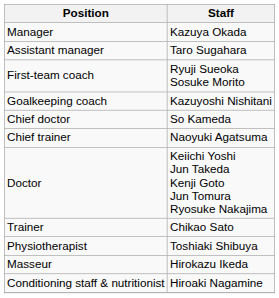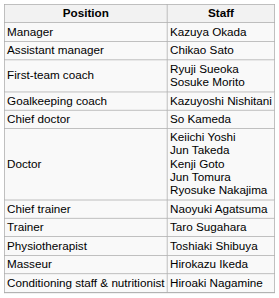(208, 50) Taro Sugahara -> (202, 50) Chikao Sato
rows swapped: (39, 138) <-> (24, 182)
(202, 227) Chikao Sato -> (208, 227) Taro Sugahara
